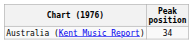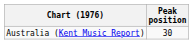(168, 33) 34 -> (168, 33) 30
